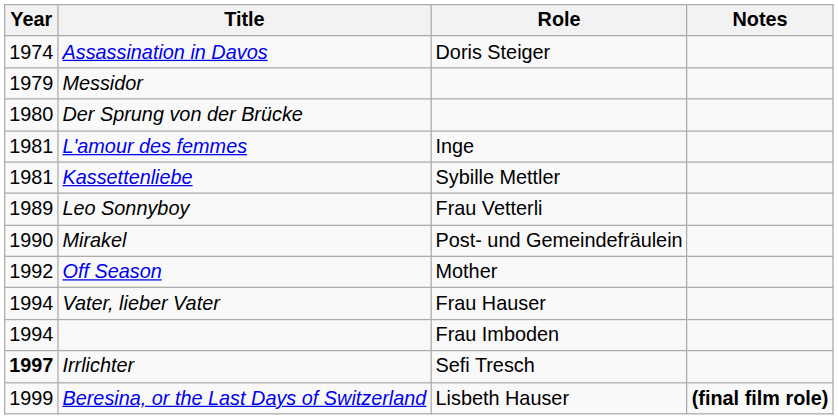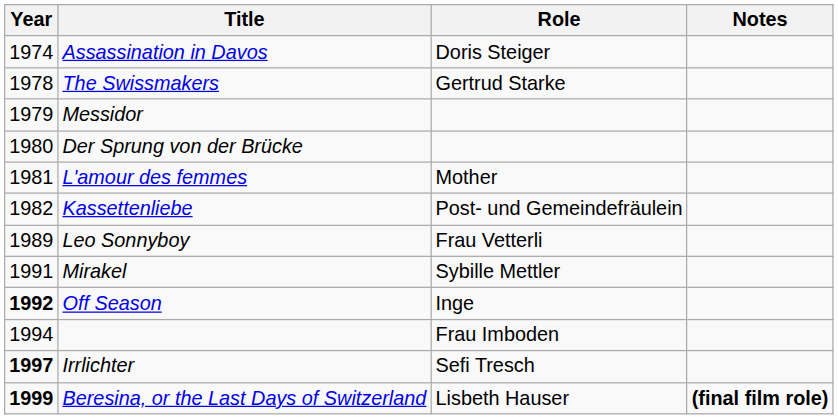+ row: (141, 83)
(455, 146) Inge -> (466, 177) Mother
(31, 177) 1981 -> (31, 209) 1982
(498, 177) Sybille Mettler -> (559, 209) Post- und Gemeindefräulein
(31, 240) 1990 -> (31, 271) 1991
(559, 240) Post- und Gemeindefräulein -> (498, 271) Sybille Mettler
(31, 271) normal -> (31, 303) bold
(466, 271) Mother -> (455, 303) Inge
- row: (141, 303)
(31, 397) normal -> (31, 397) bold
